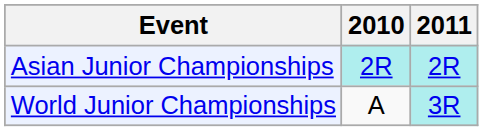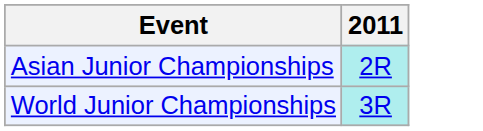- column: (376, 25)
